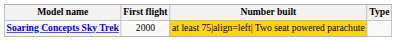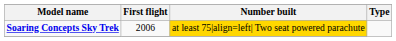(145, 28) 2000 -> (145, 28) 2006
